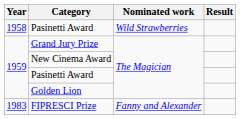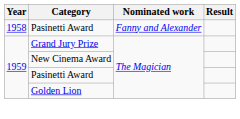(152, 28) Wild Strawberries -> (159, 28) Fanny and Alexander
- row: (17, 106)
